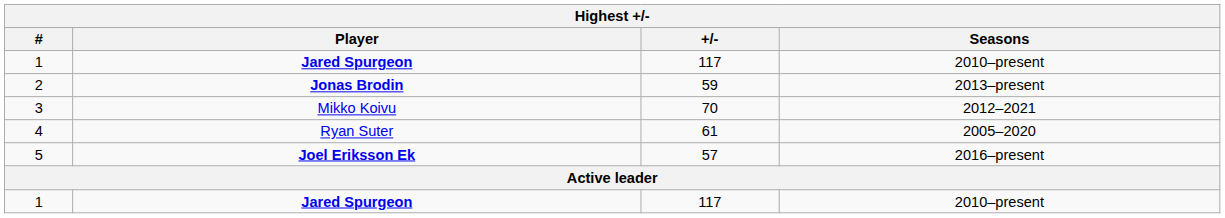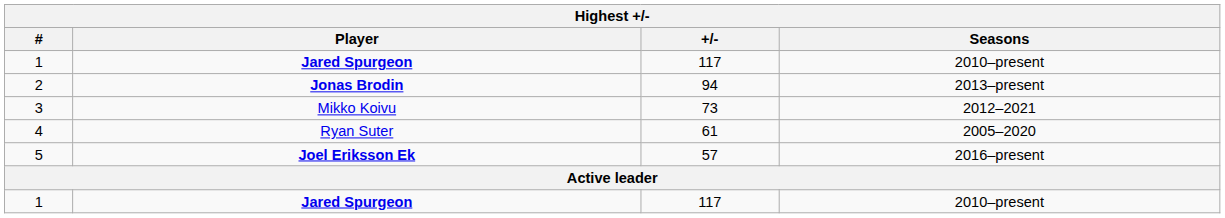(710, 86) 59 -> (710, 86) 94
(710, 109) 70 -> (710, 109) 73
